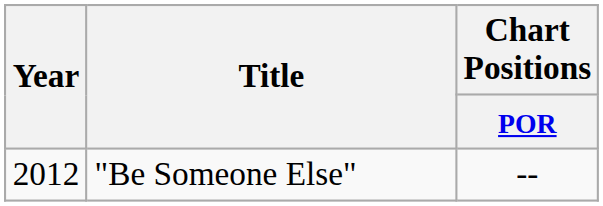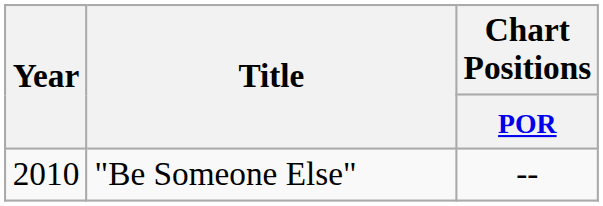(46, 173) 2012 -> (46, 173) 2010
